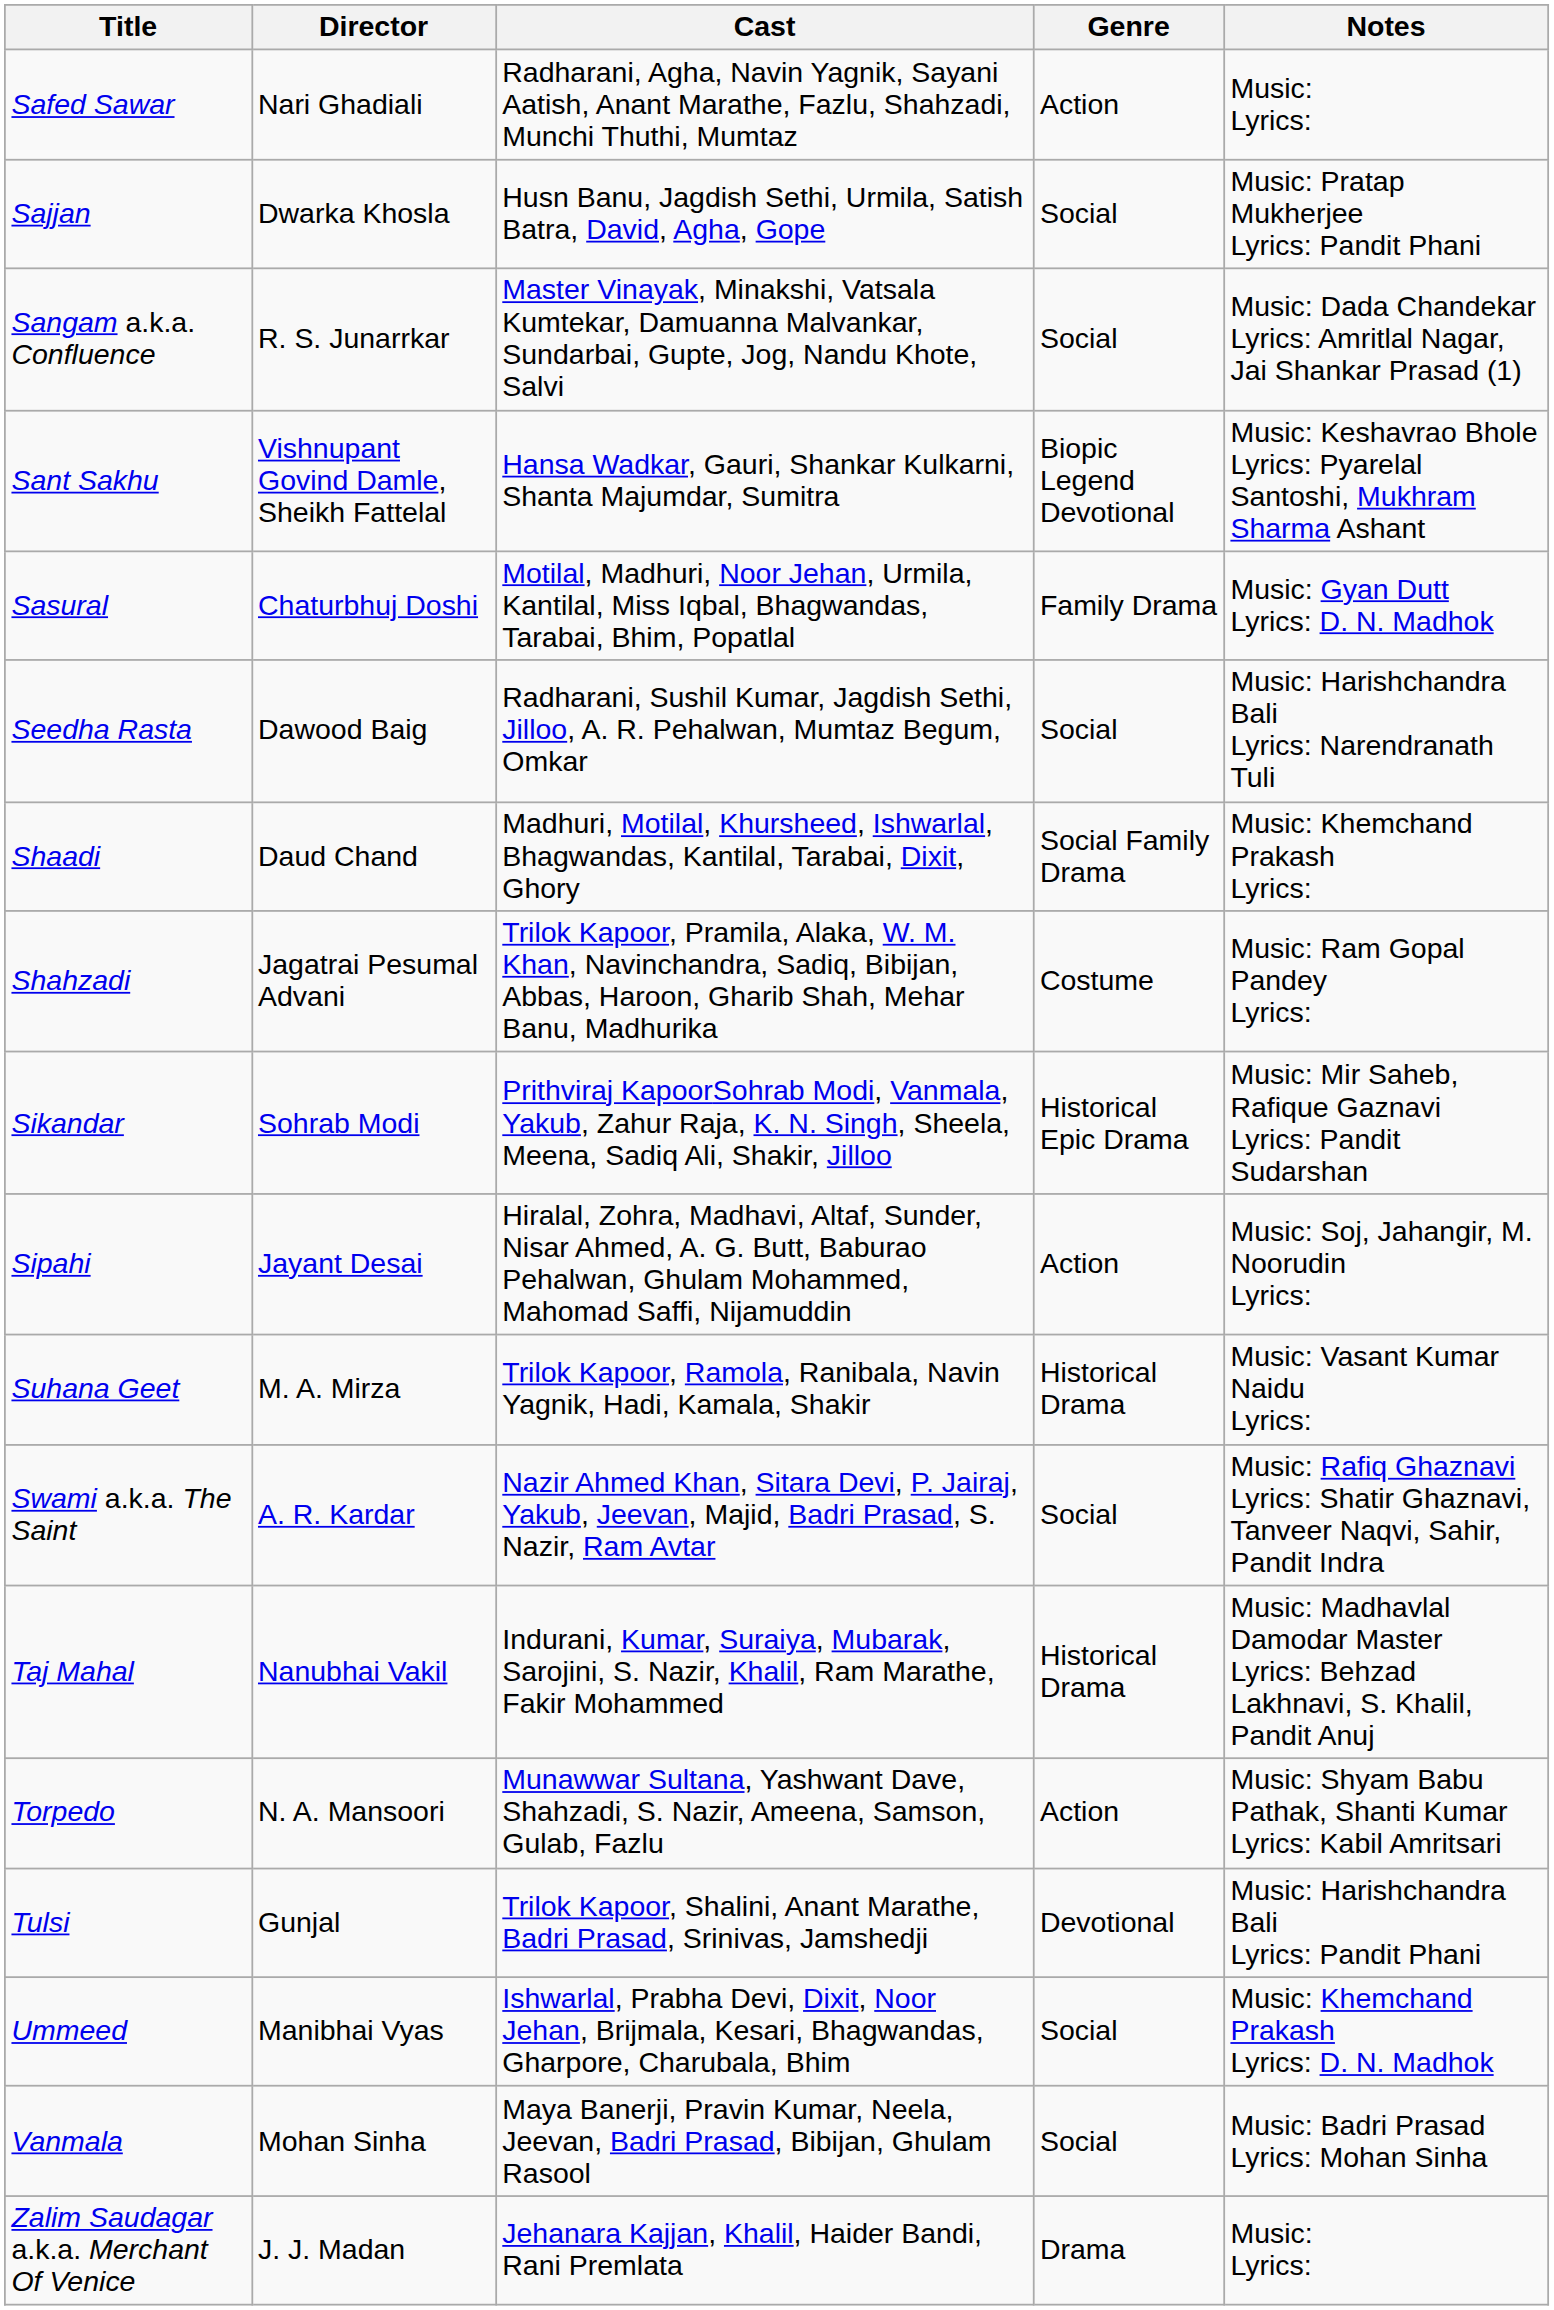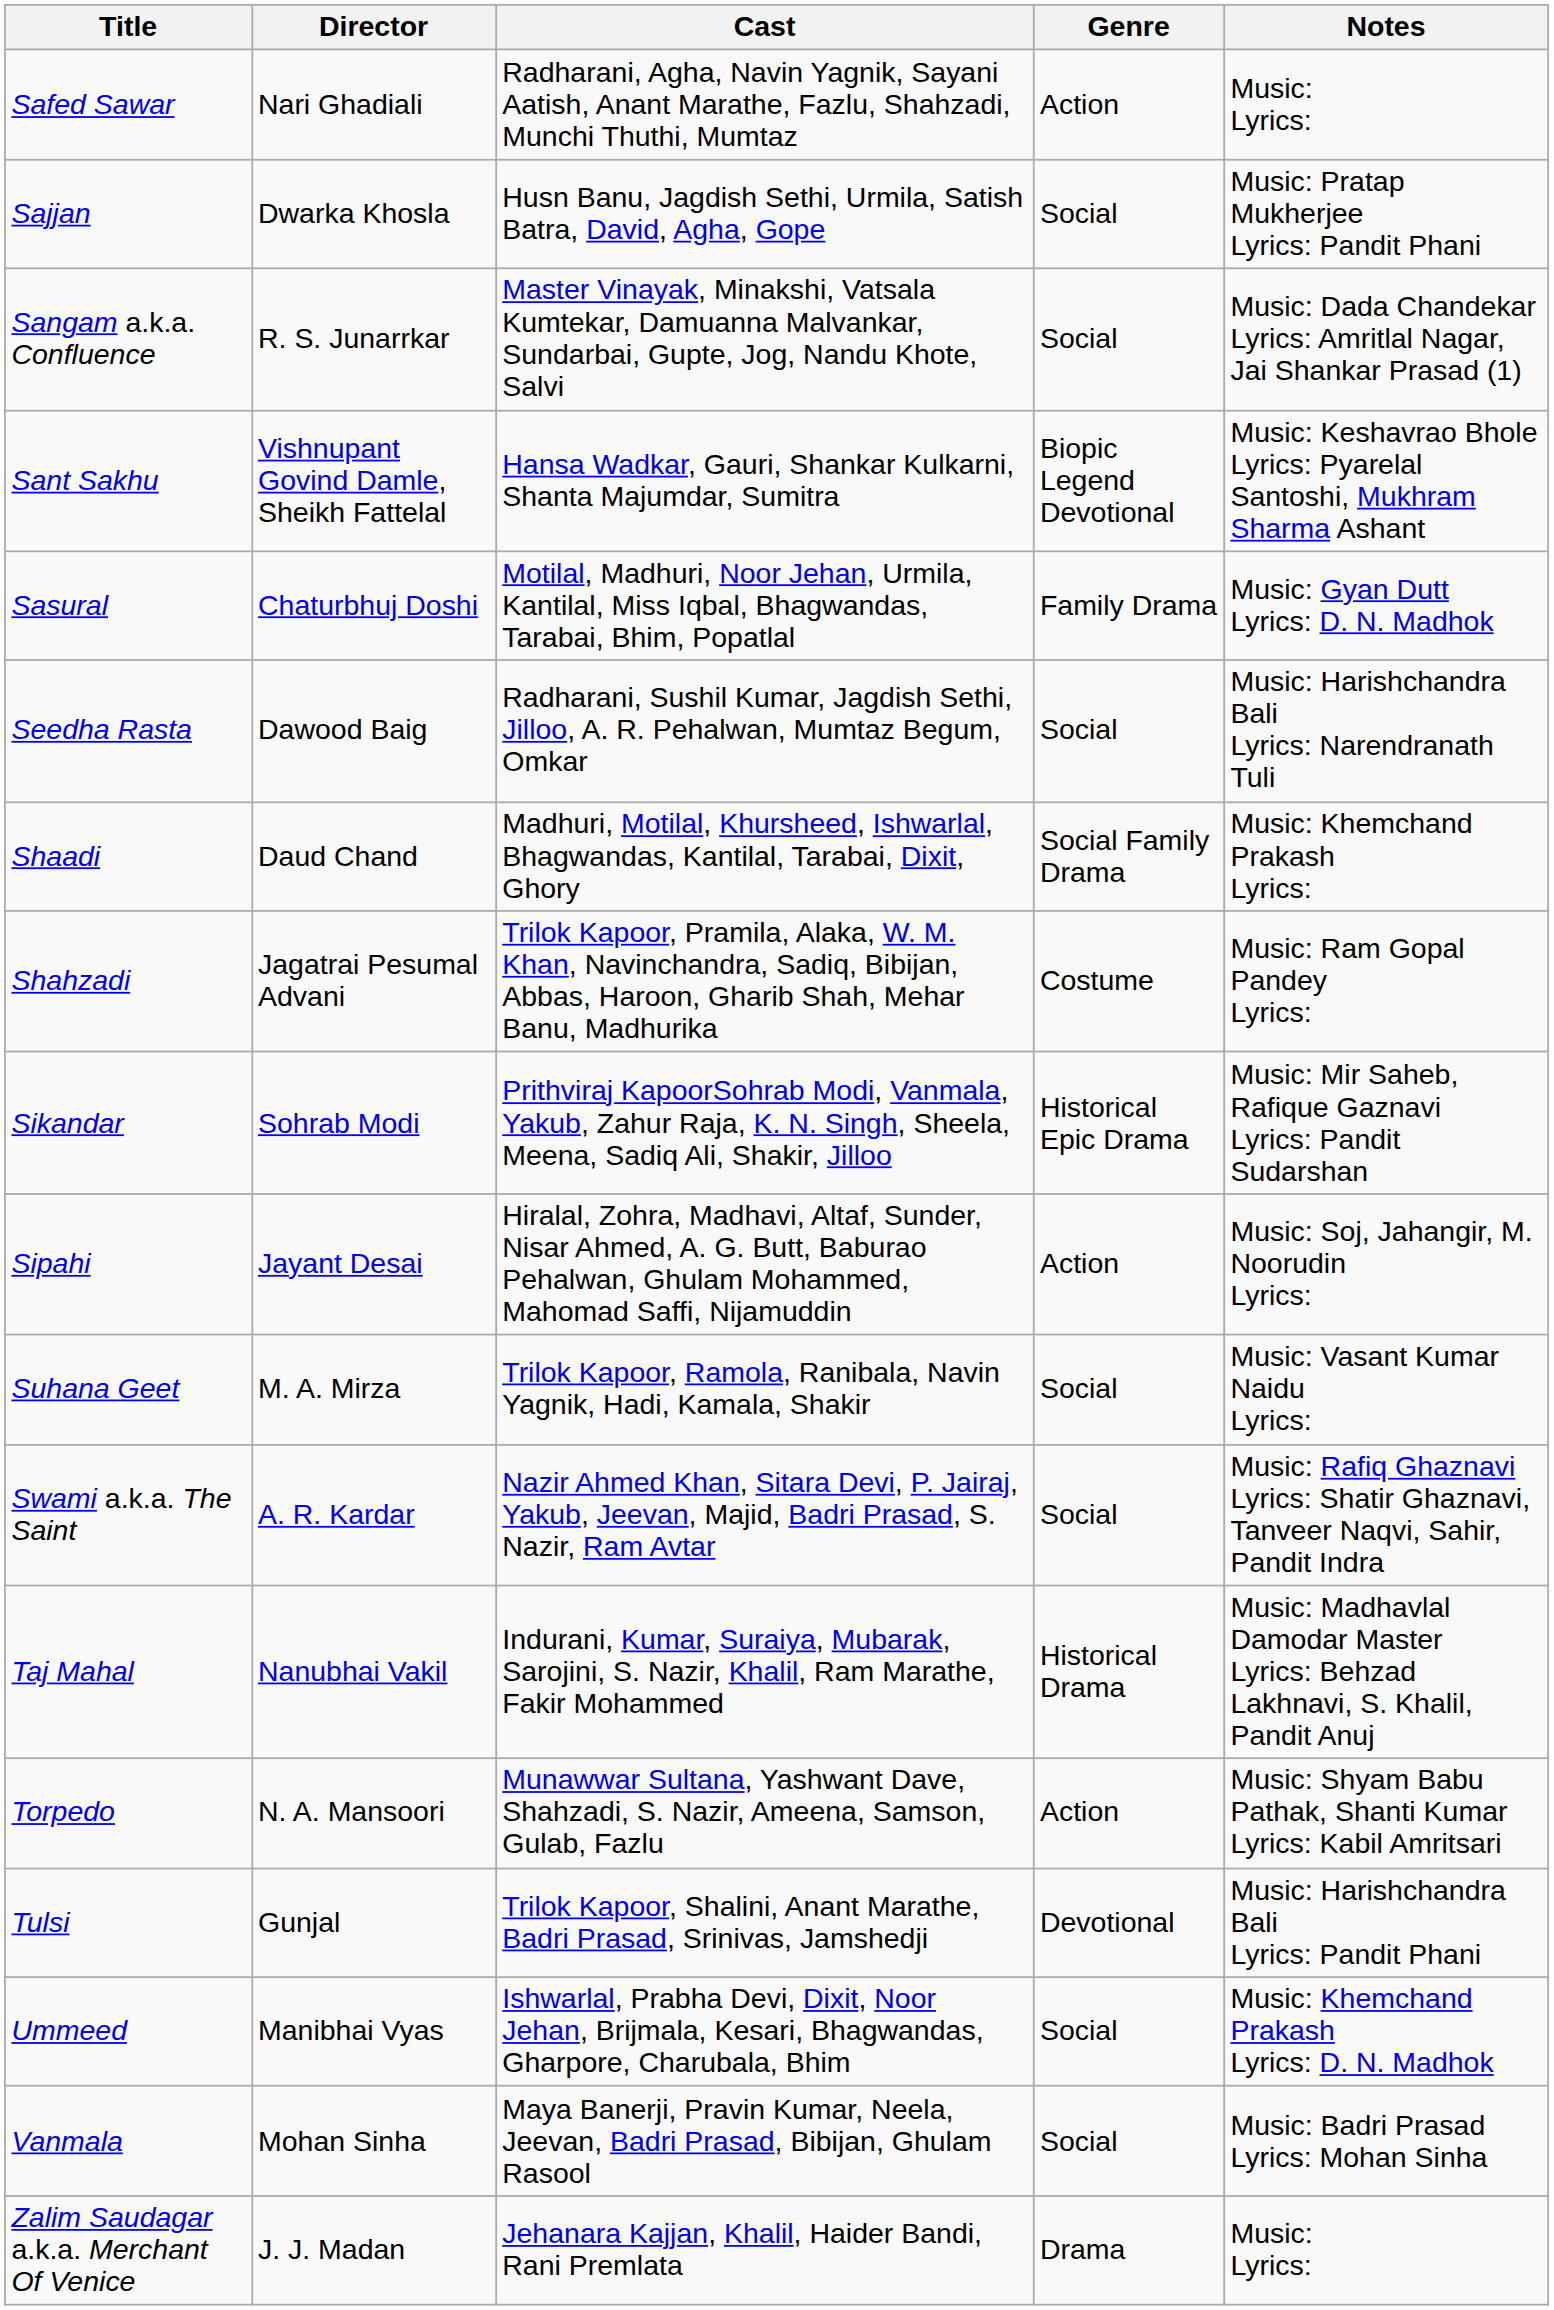(1098, 1389) Historical Drama -> (1079, 1389) Social
